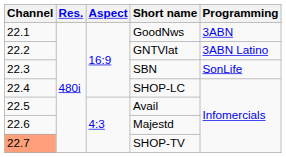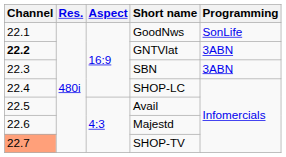(218, 32) 3ABN -> (222, 32) SonLife
(18, 50) normal -> (18, 50) bold
(235, 50) 3ABN Latino -> (218, 50) 3ABN
(222, 69) SonLife -> (218, 69) 3ABN
